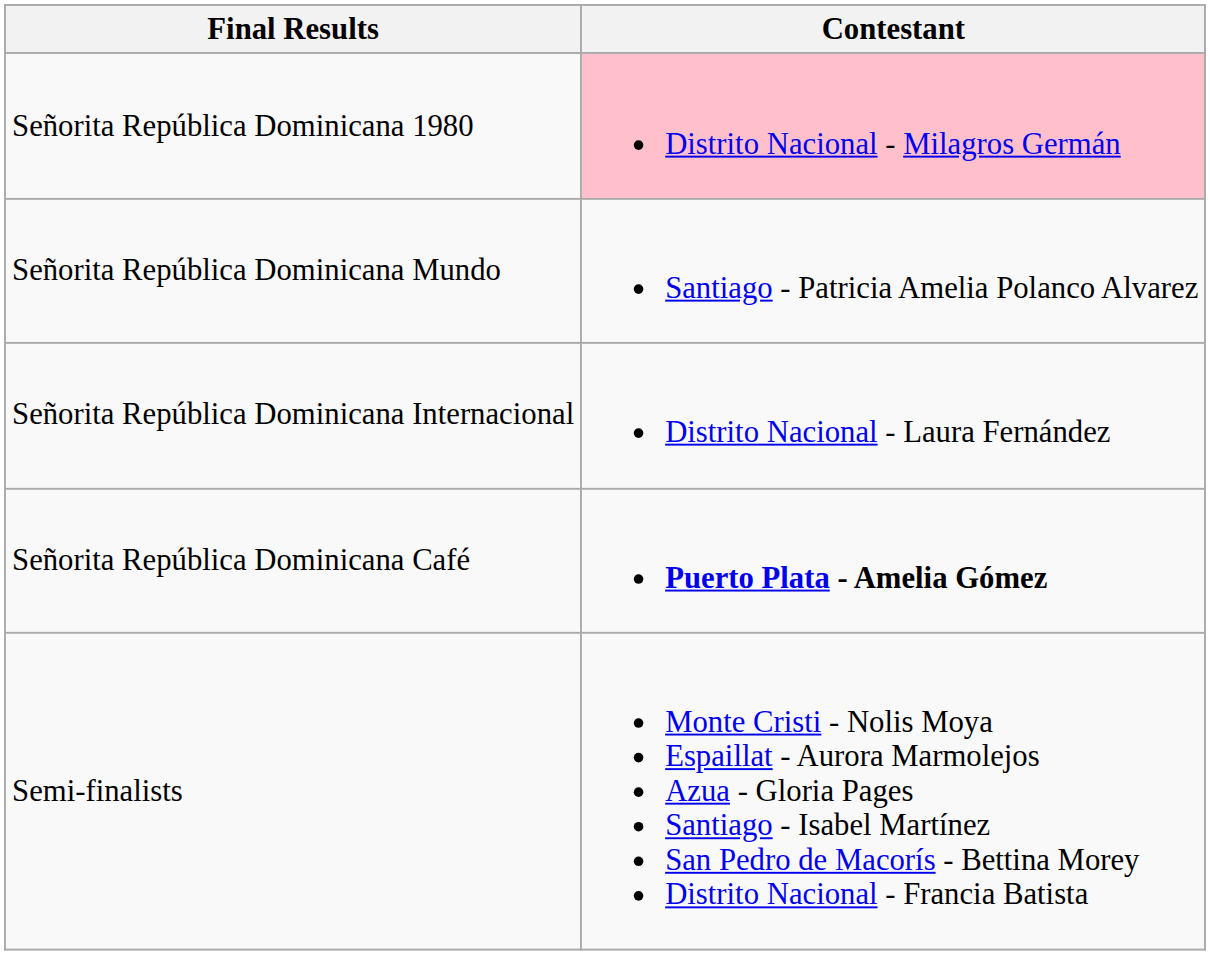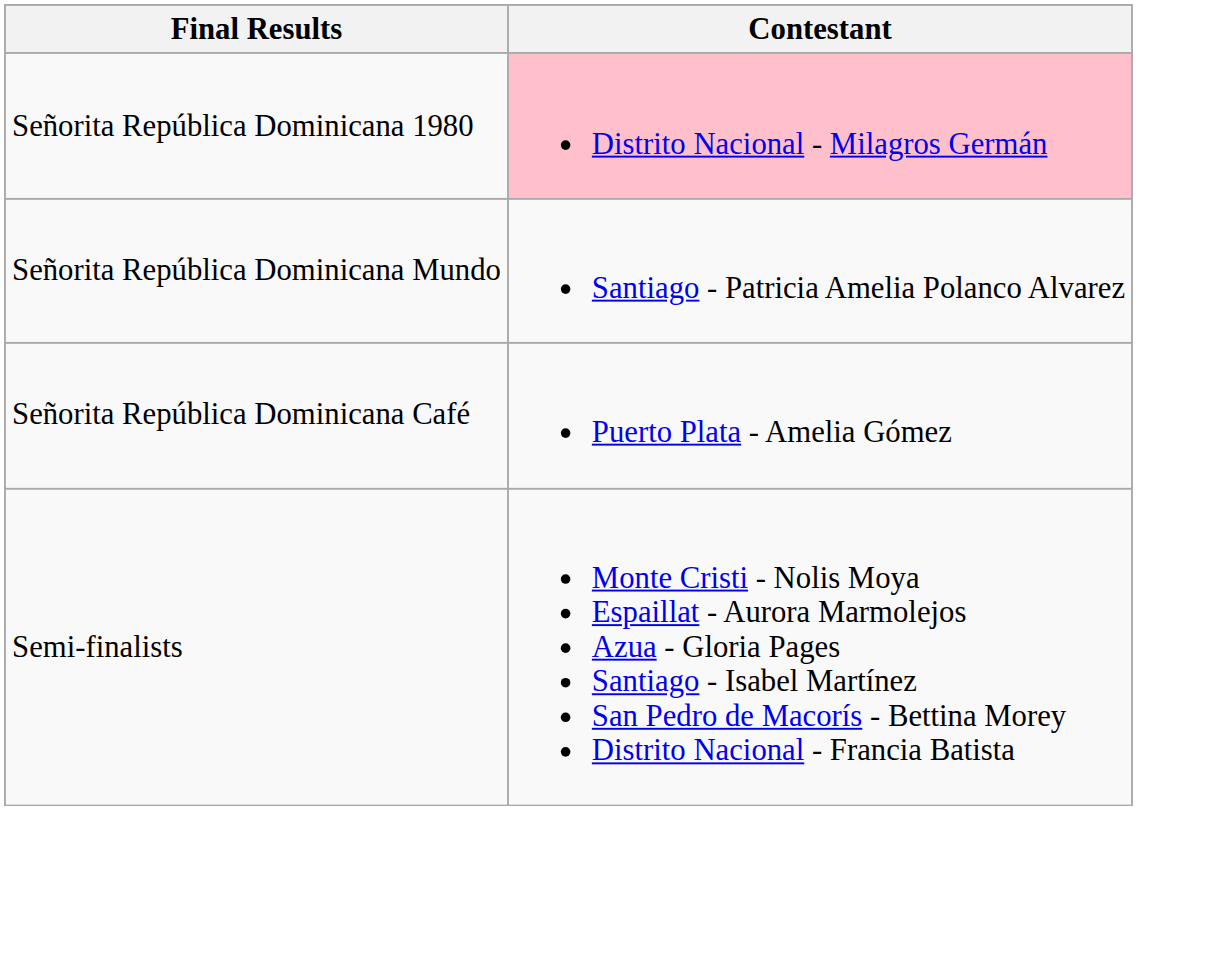- row: (293, 415)
(893, 577) bold -> (820, 433) normal
